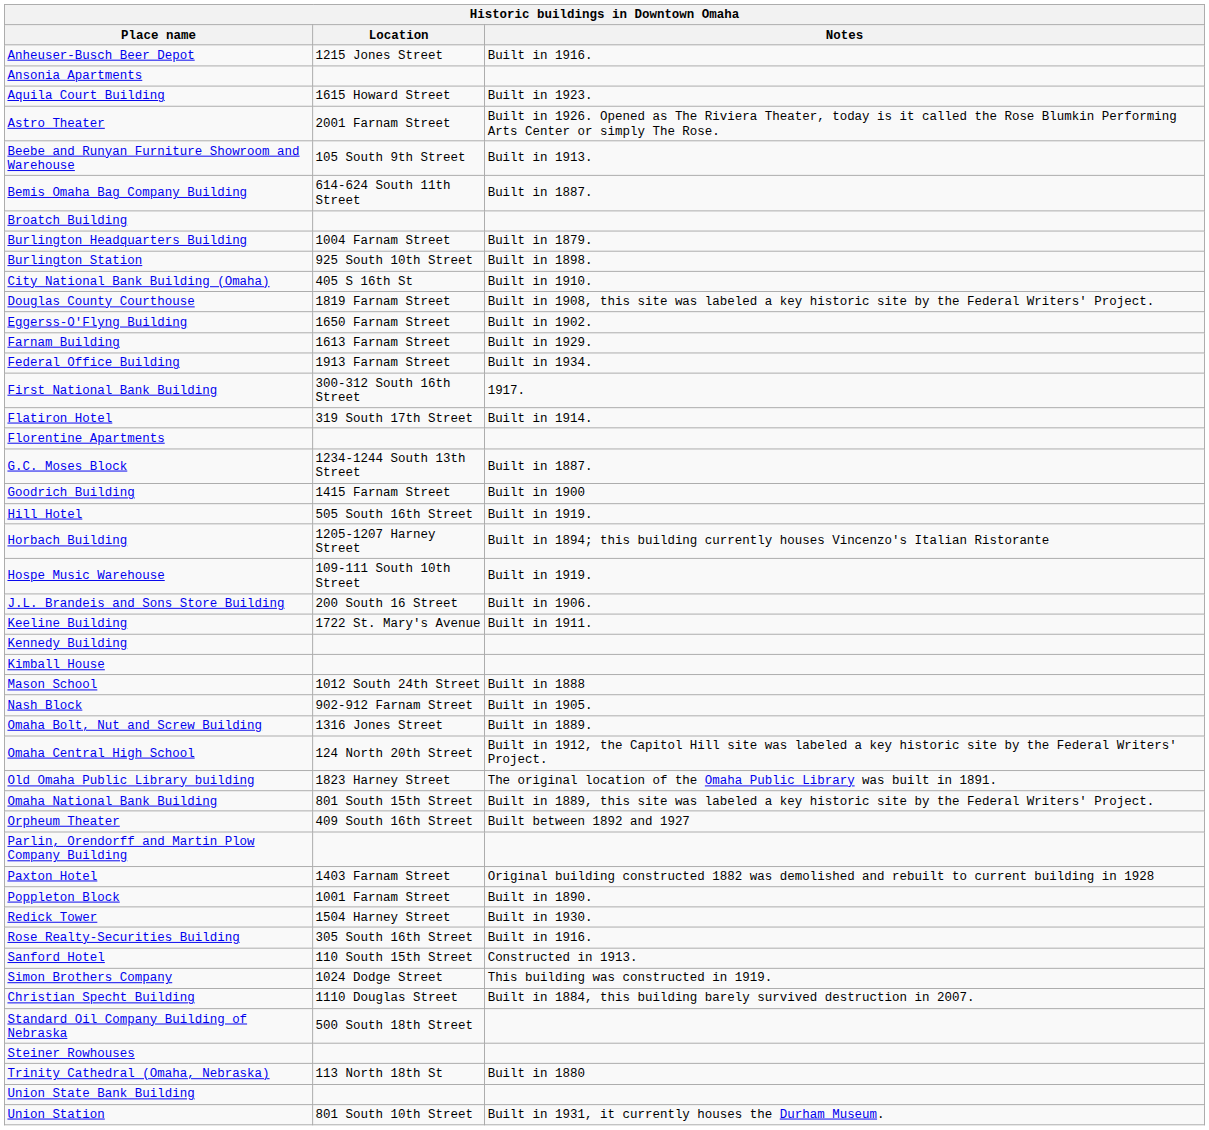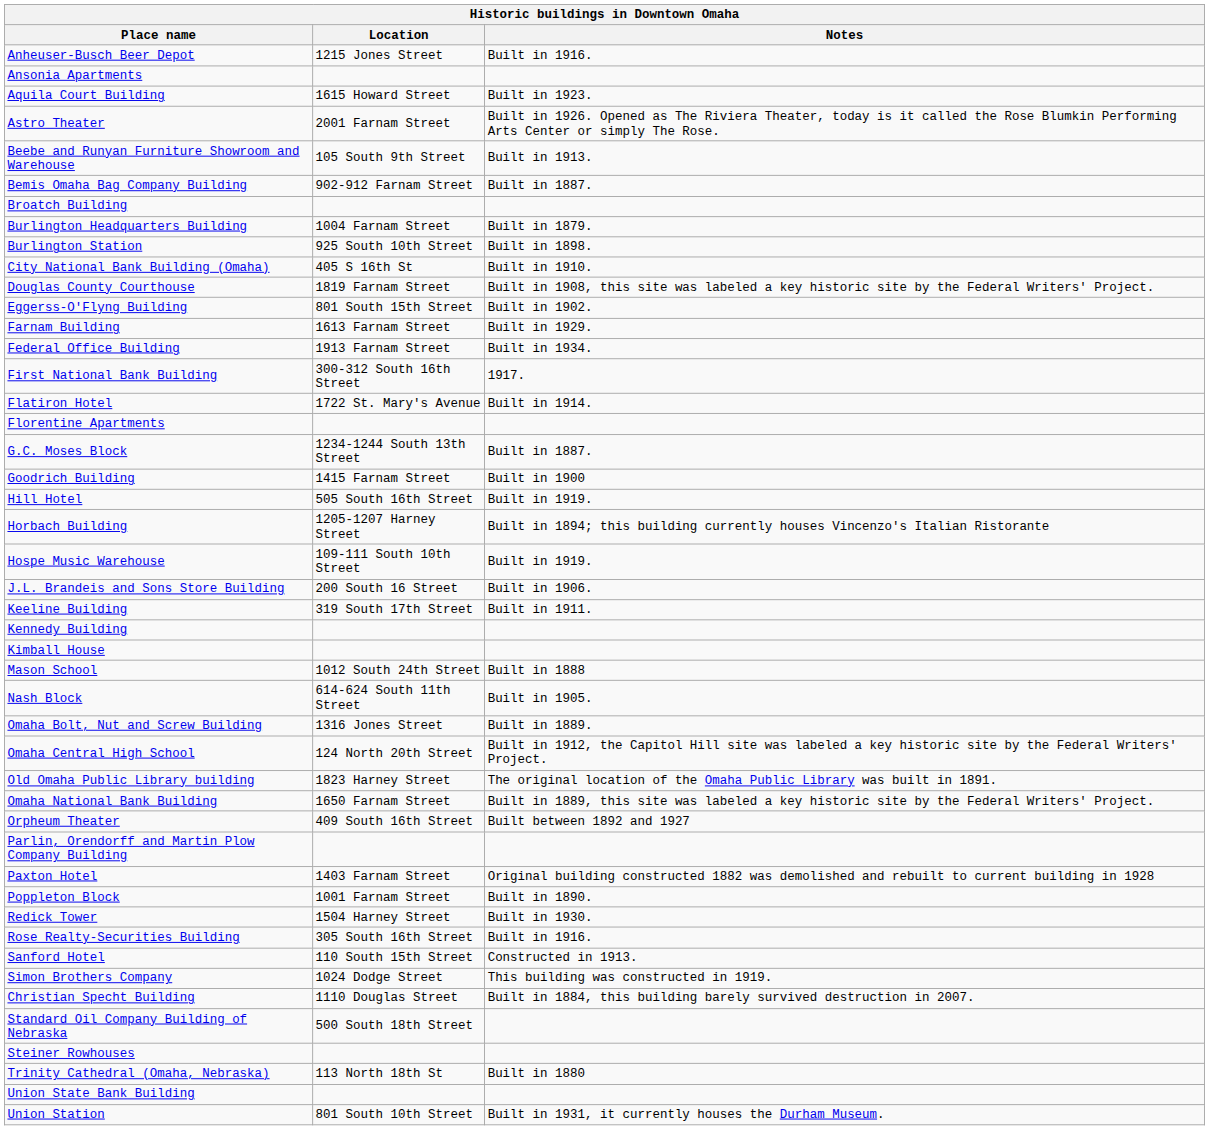(383, 193) 614-624 South 11th Street -> (394, 186) 902-912 Farnam Street
(383, 322) 1650 Farnam Street -> (394, 308) 801 South 15th Street
(394, 418) 319 South 17th Street -> (398, 404) 1722 St. Mary's Avenue
(398, 624) 1722 St. Mary's Avenue -> (394, 610) 319 South 17th Street
(394, 705) 902-912 Farnam Street -> (383, 698) 614-624 South 11th Street
(394, 801) 801 South 15th Street -> (383, 801) 1650 Farnam Street
